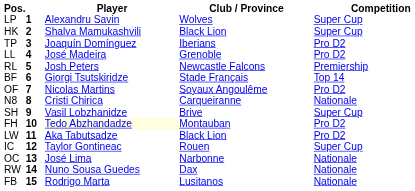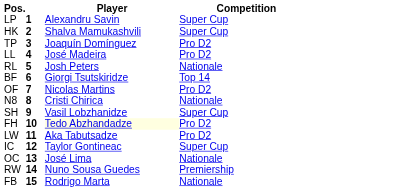- column: (246, 8)
(341, 66) Premiership -> (201, 66) Nationale
(335, 170) Nationale -> (207, 170) Premiership
